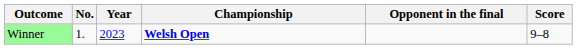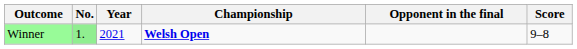(80, 34) no background -> (80, 34) lightgreen background
(112, 34) 2023 -> (112, 34) 2021
